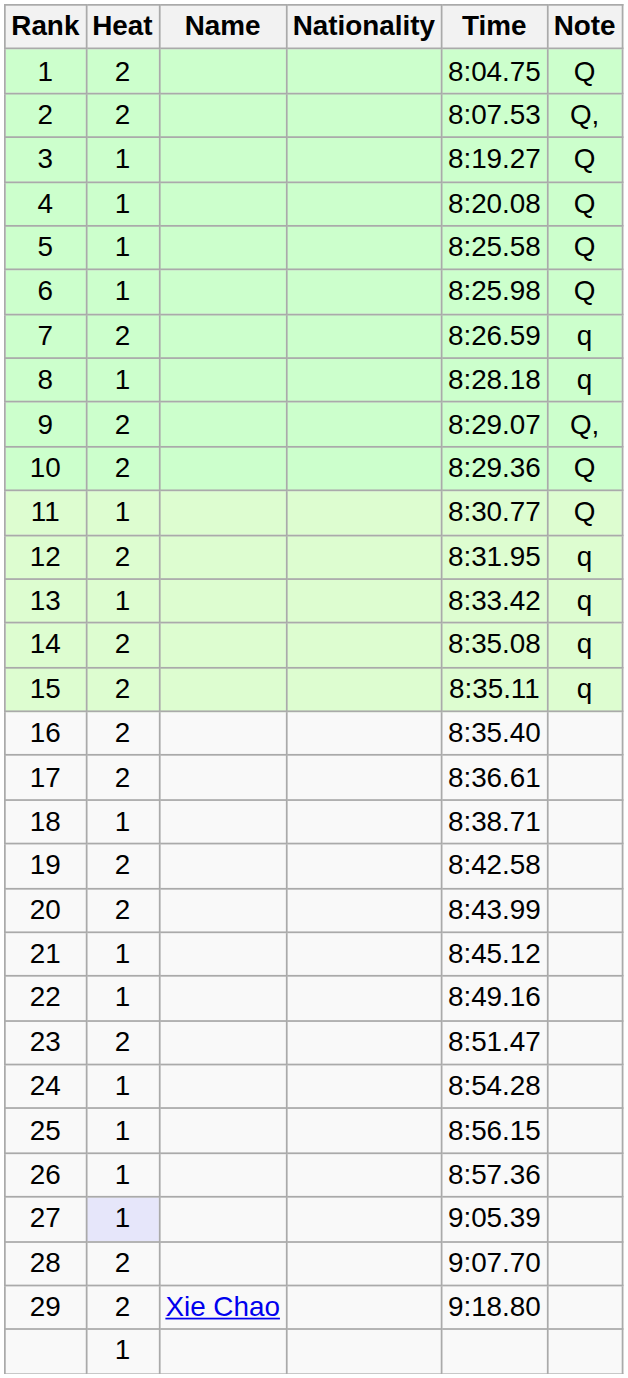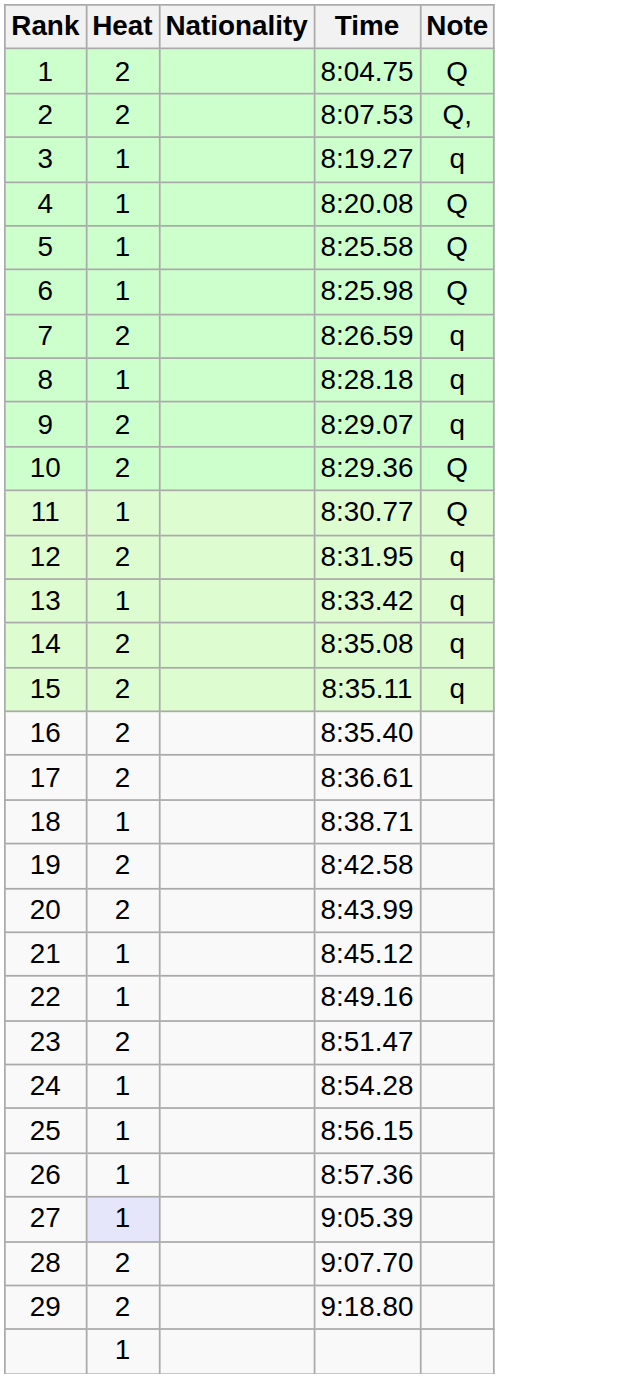- column: (223, 26)
(585, 159) Q -> (457, 159) q
(585, 423) Q, -> (457, 423) q
